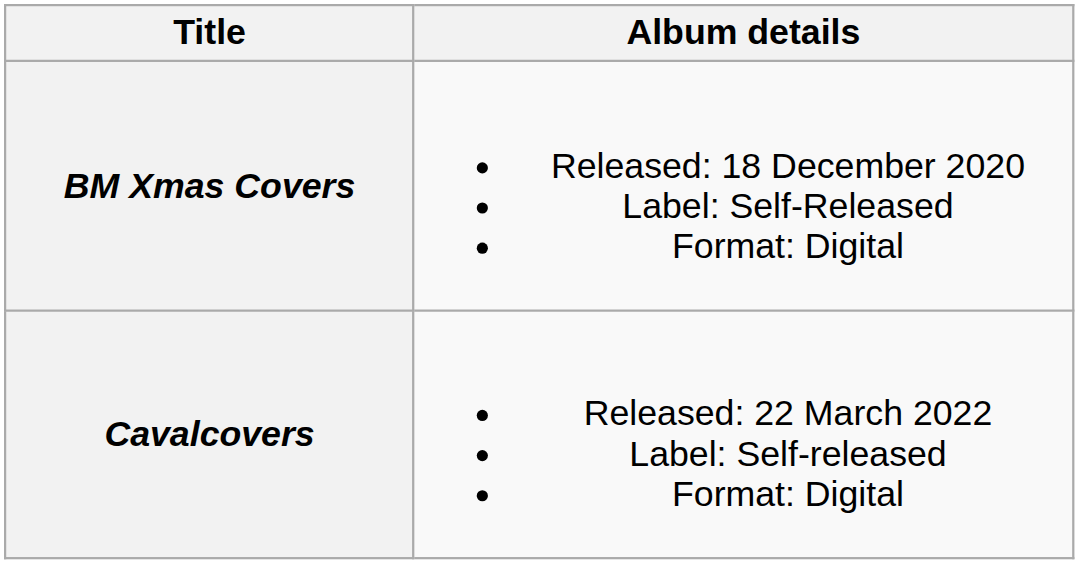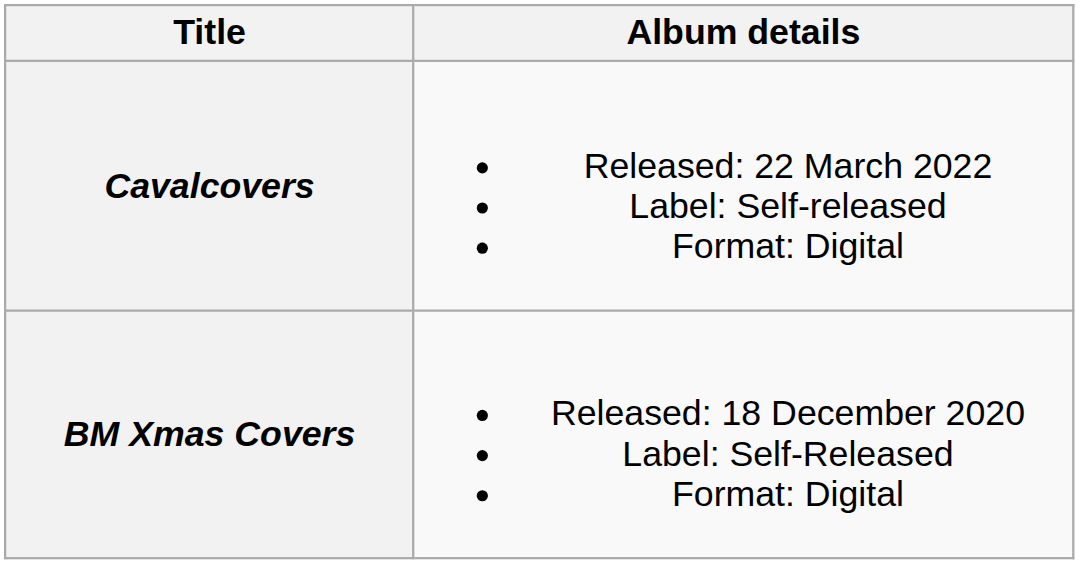rows swapped: (210, 185) <-> (210, 433)
